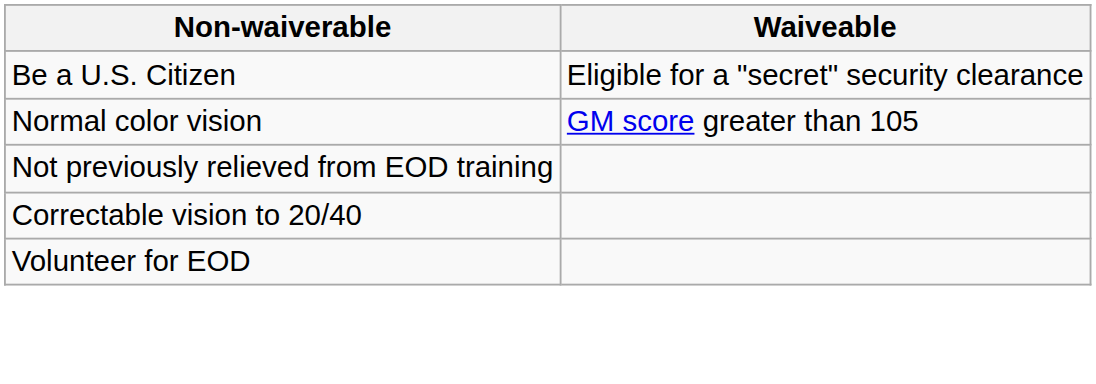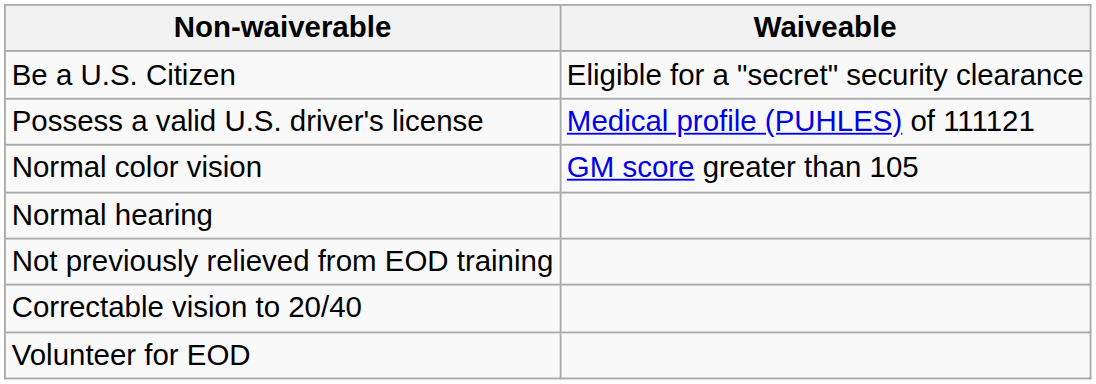+ row: (248, 121)
+ row: (112, 214)
